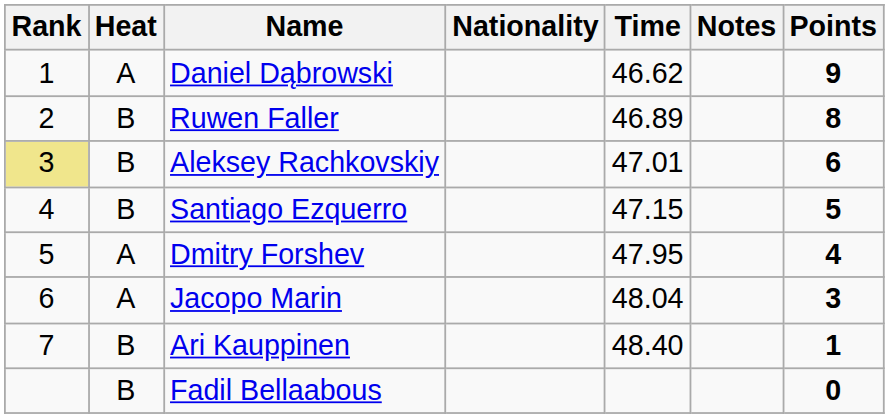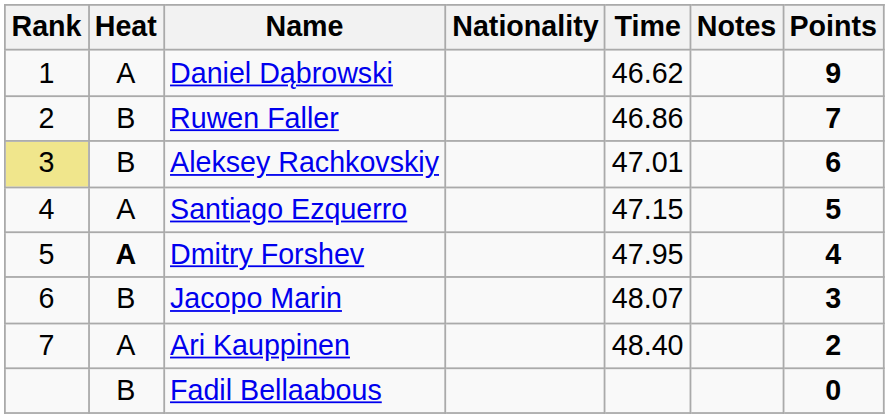(648, 118) 46.89 -> (648, 118) 46.86
(833, 118) 8 -> (833, 118) 7
(126, 208) B -> (126, 208) A
(126, 254) normal -> (126, 254) bold
(126, 299) A -> (126, 299) B
(648, 299) 48.04 -> (648, 299) 48.07
(126, 345) B -> (126, 345) A
(833, 345) 1 -> (833, 345) 2
